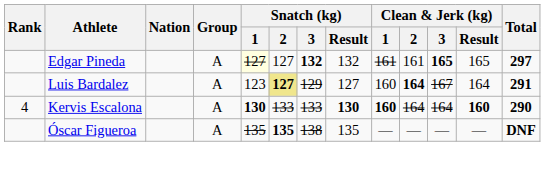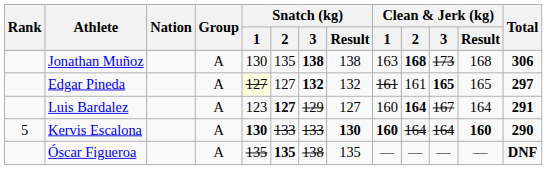+ row: (96, 61)
(283, 84) khaki background -> (285, 107) no background
(25, 107) 4 -> (25, 130) 5
